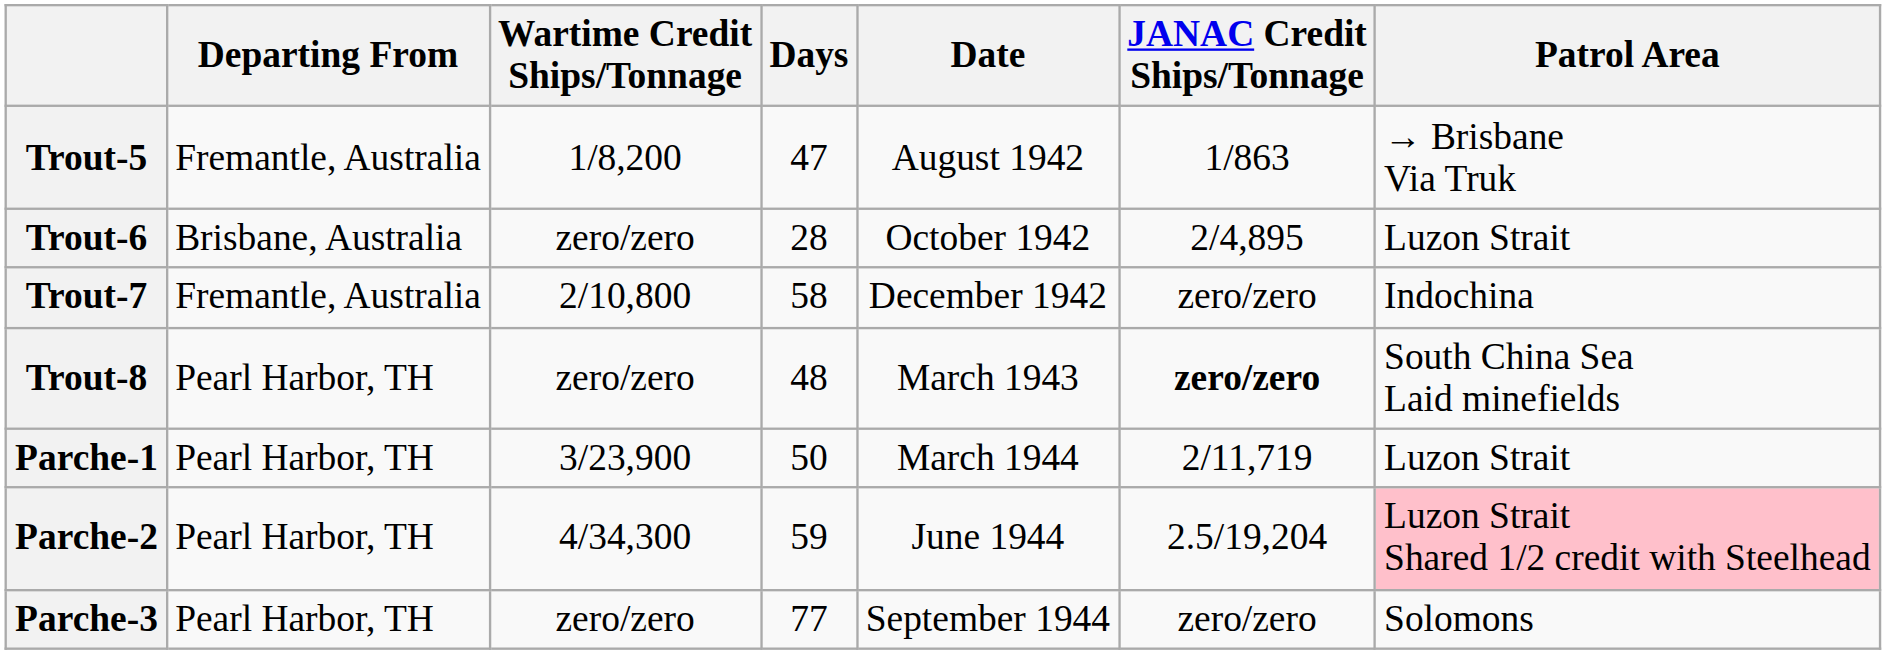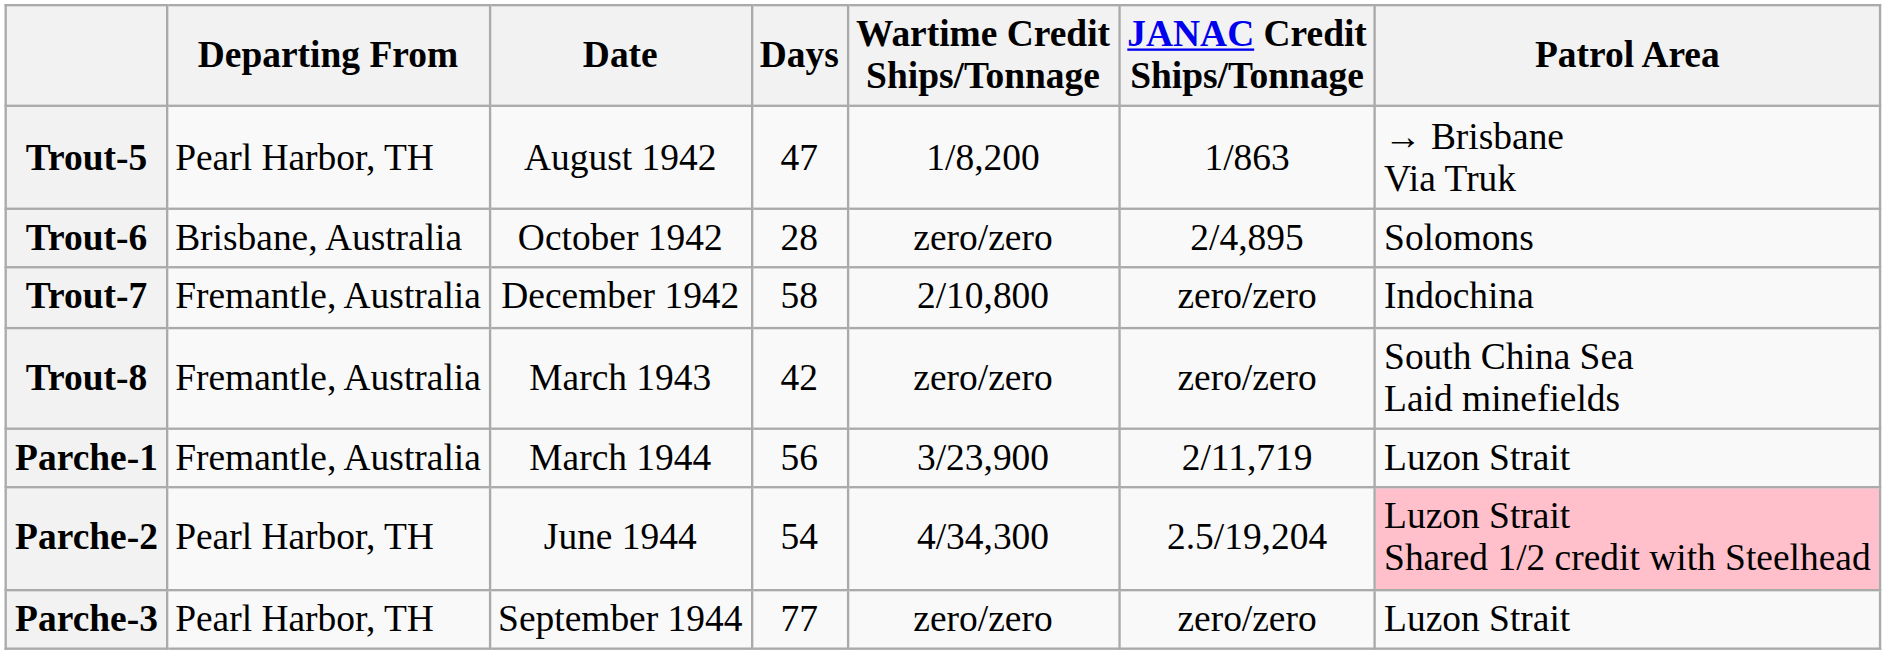columns swapped: (988, 55) <-> (625, 55)
(328, 156) Fremantle, Australia -> (305, 156) Pearl Harbor, TH
(1477, 237) Luzon Strait -> (1459, 237) Solomons
(305, 376) Pearl Harbor, TH -> (328, 376) Fremantle, Australia
(809, 376) 48 -> (799, 376) 42
(1247, 376) bold -> (1247, 376) normal
(305, 457) Pearl Harbor, TH -> (328, 457) Fremantle, Australia
(809, 457) 50 -> (799, 457) 56
(809, 537) 59 -> (799, 537) 54
(1459, 618) Solomons -> (1477, 618) Luzon Strait
